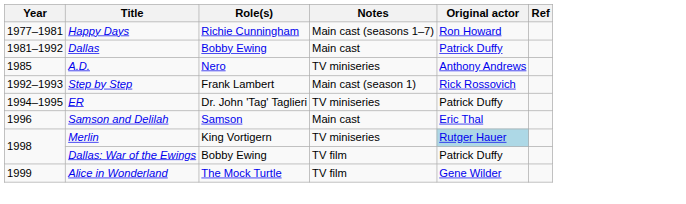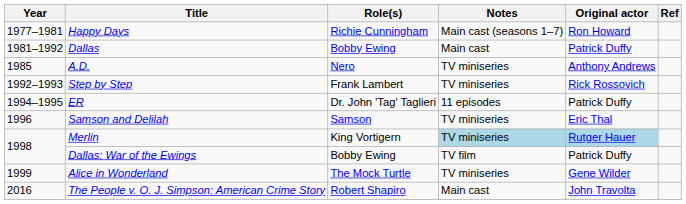(364, 84) Main cast (season 1) -> (475, 84) TV miniseries
(346, 102) TV miniseries -> (471, 102) 11 episodes
(336, 119) Main cast -> (475, 119) TV miniseries
(346, 137) no background -> (475, 137) lightblue background
(329, 173) TV film -> (475, 173) TV miniseries
+ row: (197, 191)
